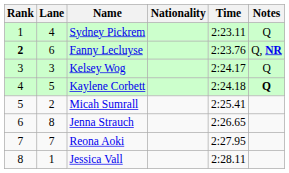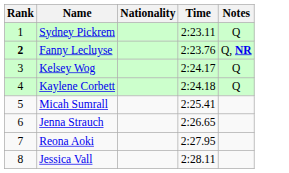- column: (52, 13)
(267, 86) bold -> (236, 86) normal
